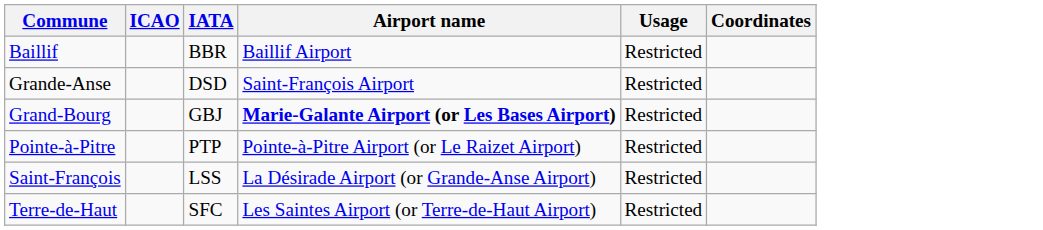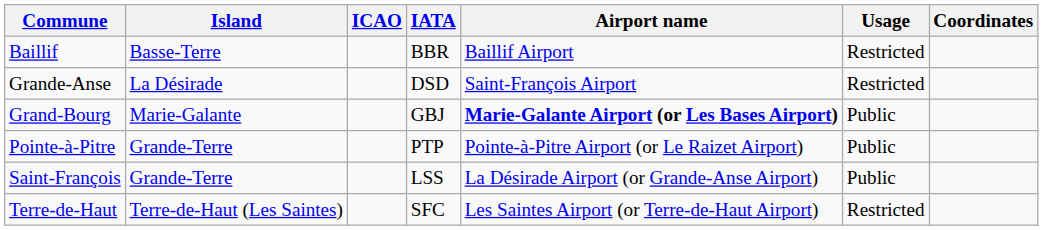+ column: (236, 20)
(663, 115) Restricted -> (871, 115) Public
(663, 146) Restricted -> (871, 146) Public
(663, 178) Restricted -> (871, 178) Public
